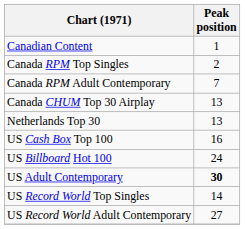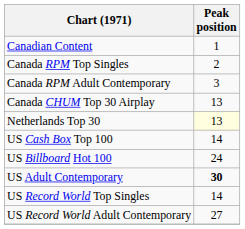(217, 83) 7 -> (217, 83) 3
(217, 121) no background -> (217, 121) lightyellow background
(217, 139) 16 -> (217, 139) 14
